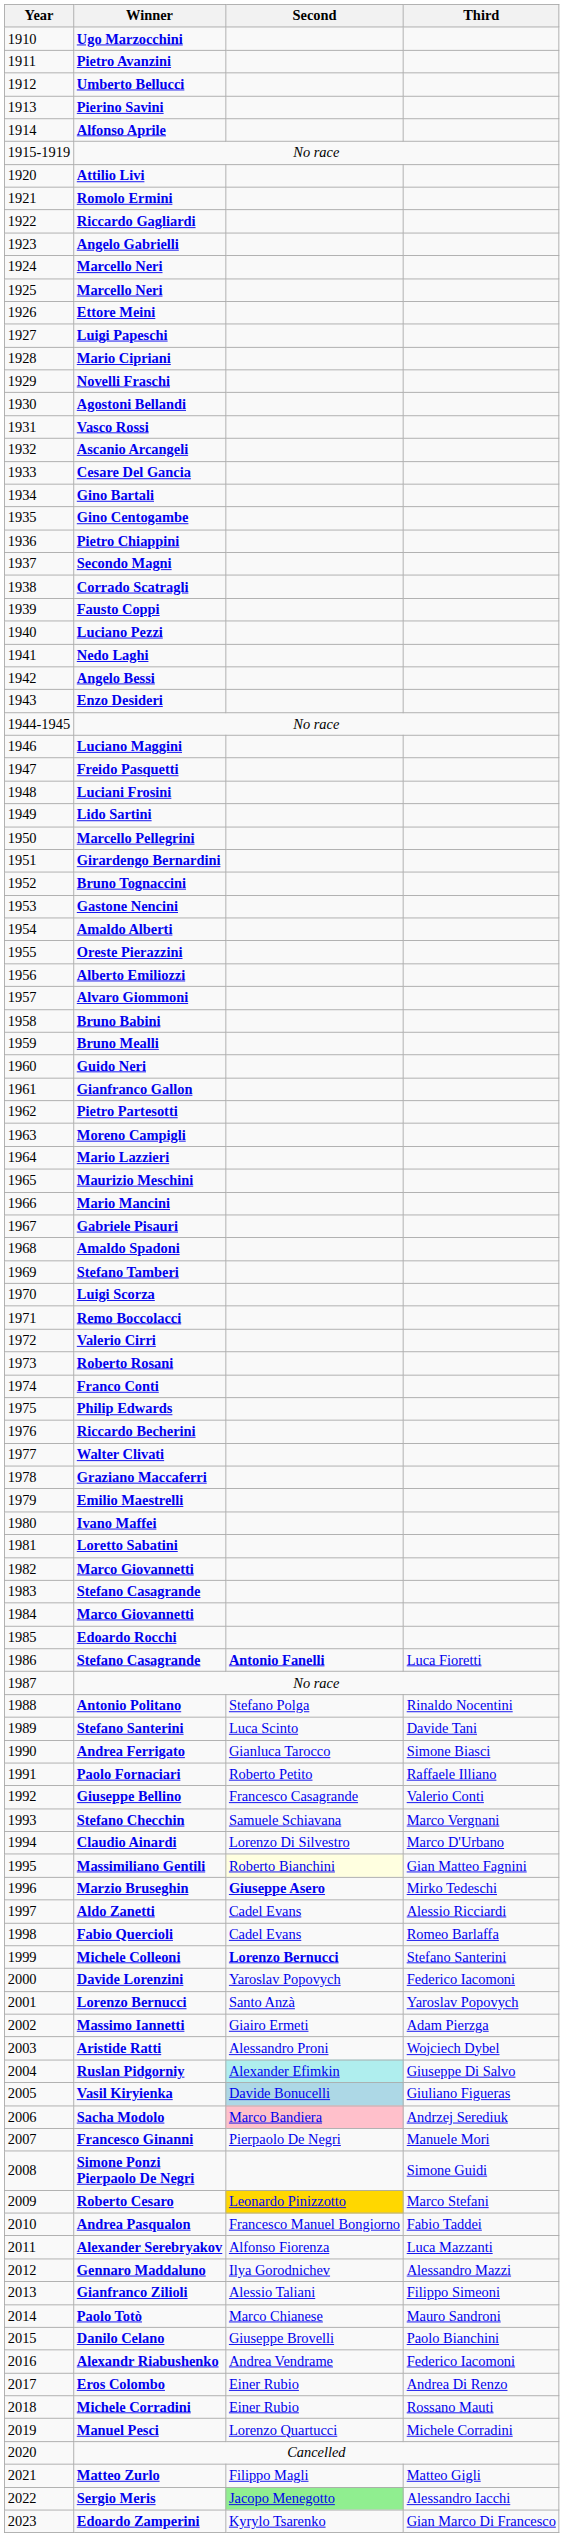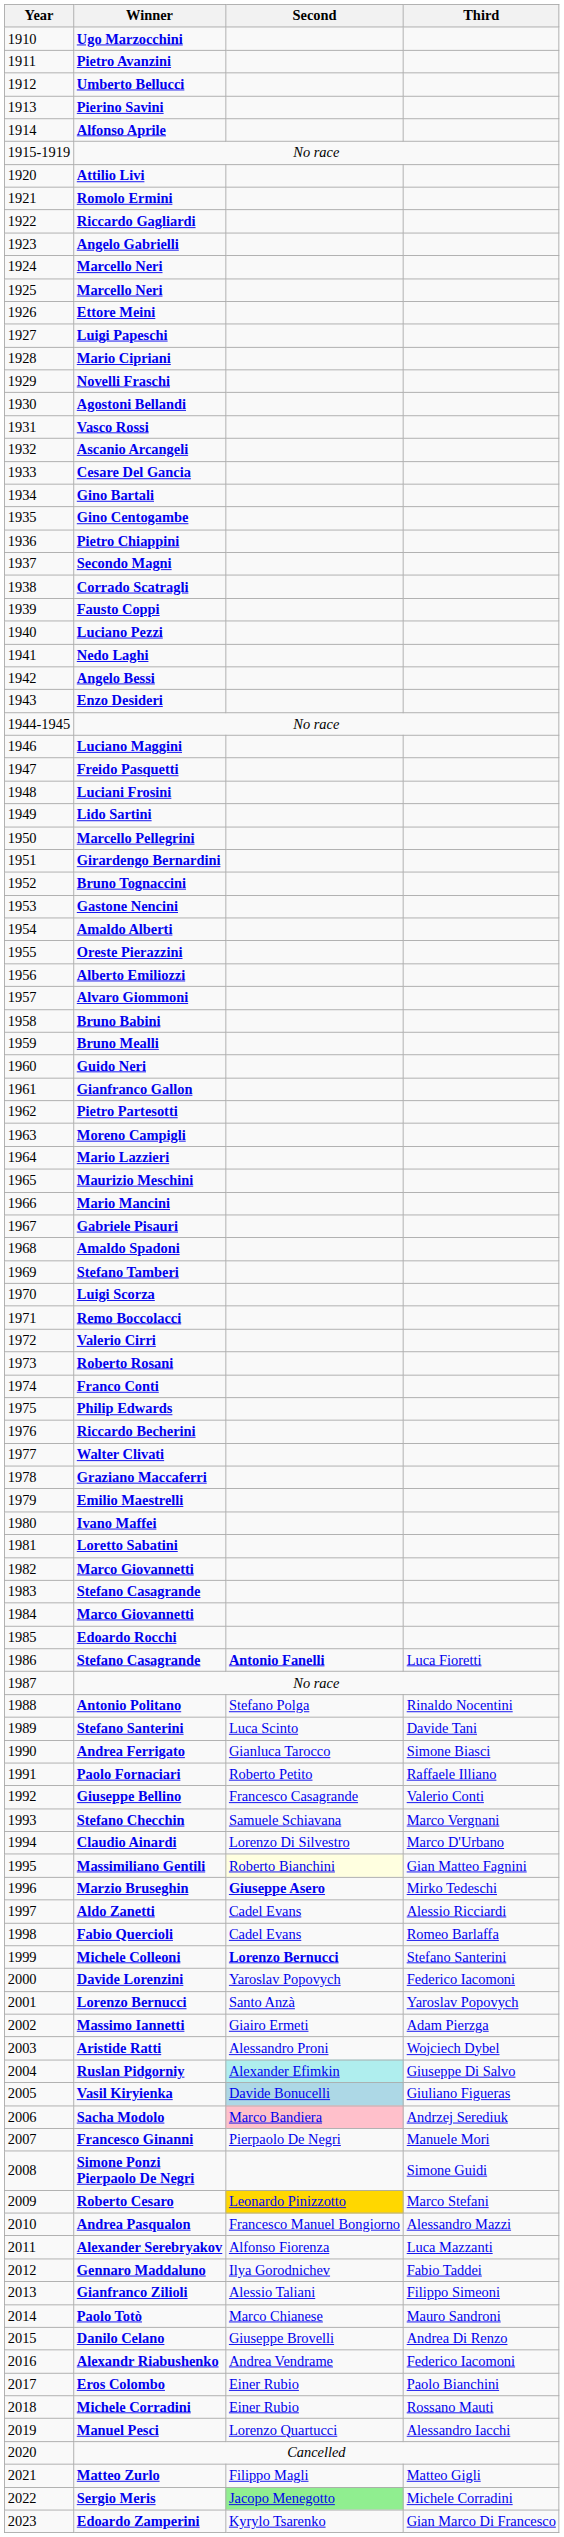(444, 2224) Fabio Taddei -> (459, 2224) Alessandro Mazzi
(459, 2270) Alessandro Mazzi -> (444, 2270) Fabio Taddei
(453, 2338) Paolo Bianchini -> (457, 2338) Andrea Di Renzo
(457, 2384) Andrea Di Renzo -> (453, 2384) Paolo Bianchini
(460, 2430) Michele Corradini -> (458, 2430) Alessandro Iacchi
(458, 2498) Alessandro Iacchi -> (460, 2498) Michele Corradini
